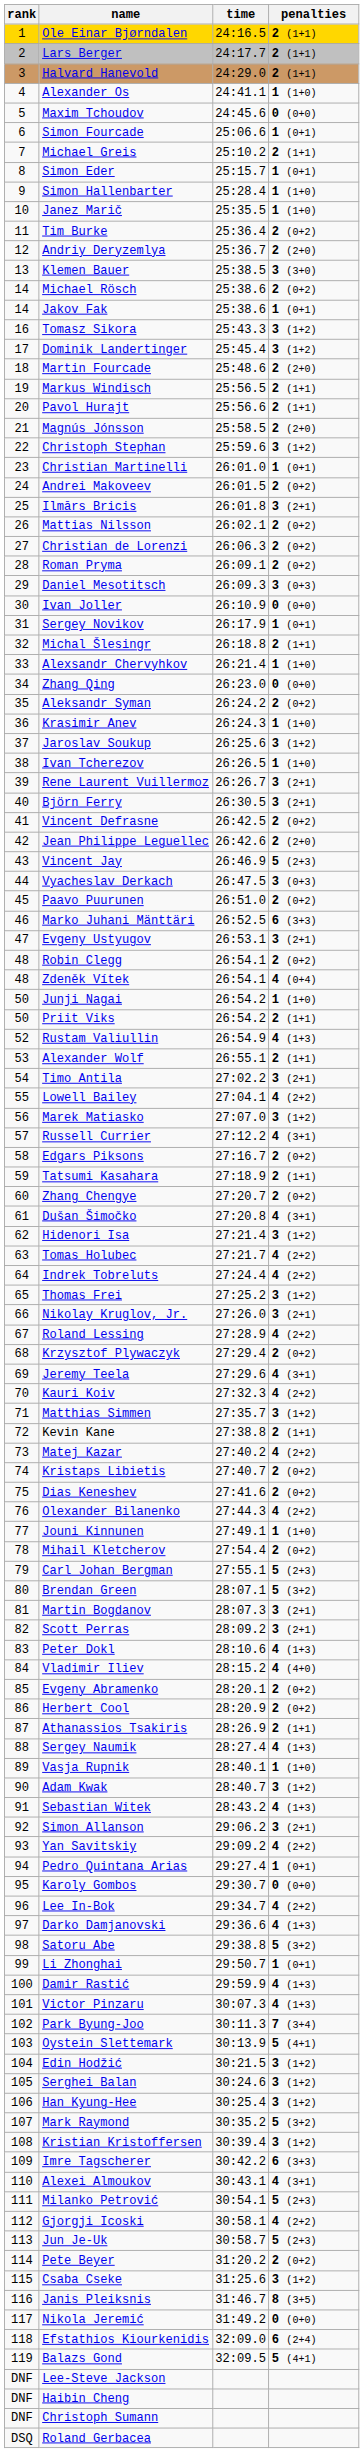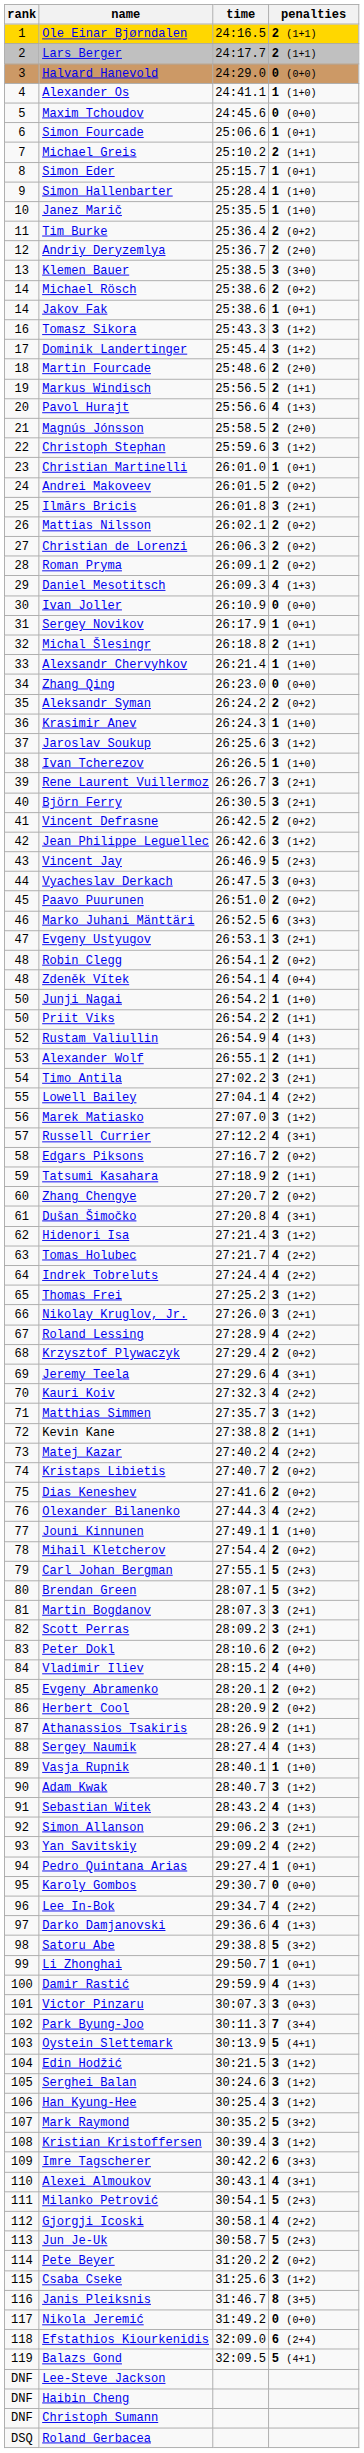(294, 73) 2 (1+1) -> (294, 73) 0 (0+0)
(294, 408) 2 (1+1) -> (294, 408) 4 (1+3)
(294, 586) 3 (0+3) -> (294, 586) 4 (1+3)
(294, 842) 2 (2+0) -> (294, 842) 3 (1+2)
(294, 1650) 4 (1+3) -> (294, 1650) 2 (0+2)
(294, 2004) 4 (1+3) -> (294, 2004) 3 (0+3)
